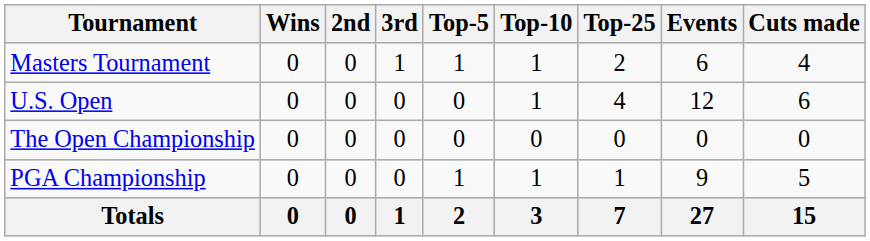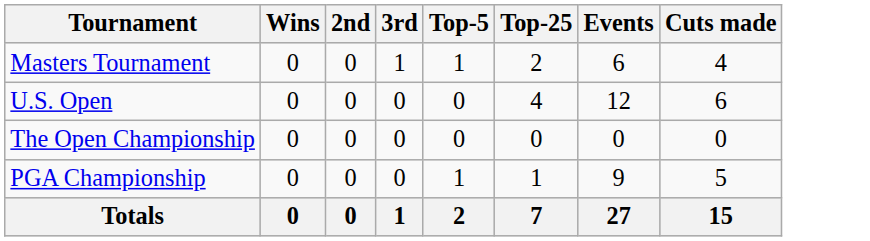- column: (536, 23)
